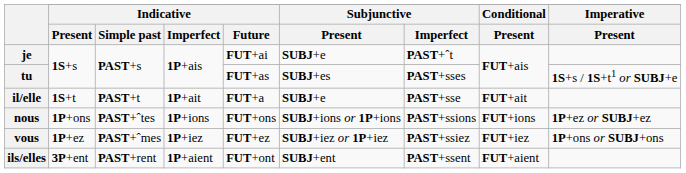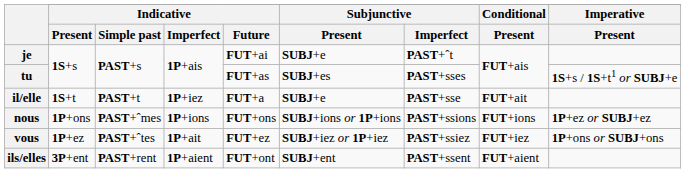(184, 98) 1P+ait -> (185, 98) 1P+iez
(126, 118) PAST+ˆtes -> (130, 118) PAST+ˆmes
(130, 138) PAST+ˆmes -> (126, 138) PAST+ˆtes
(185, 138) 1P+iez -> (184, 138) 1P+ait
